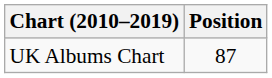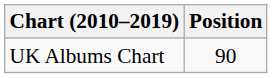(226, 55) 87 -> (226, 55) 90
